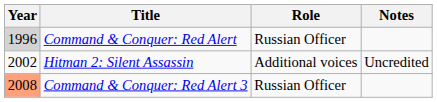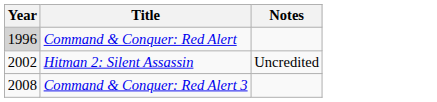- column: (306, 16)
(22, 85) lightsalmon background -> (22, 85) no background
